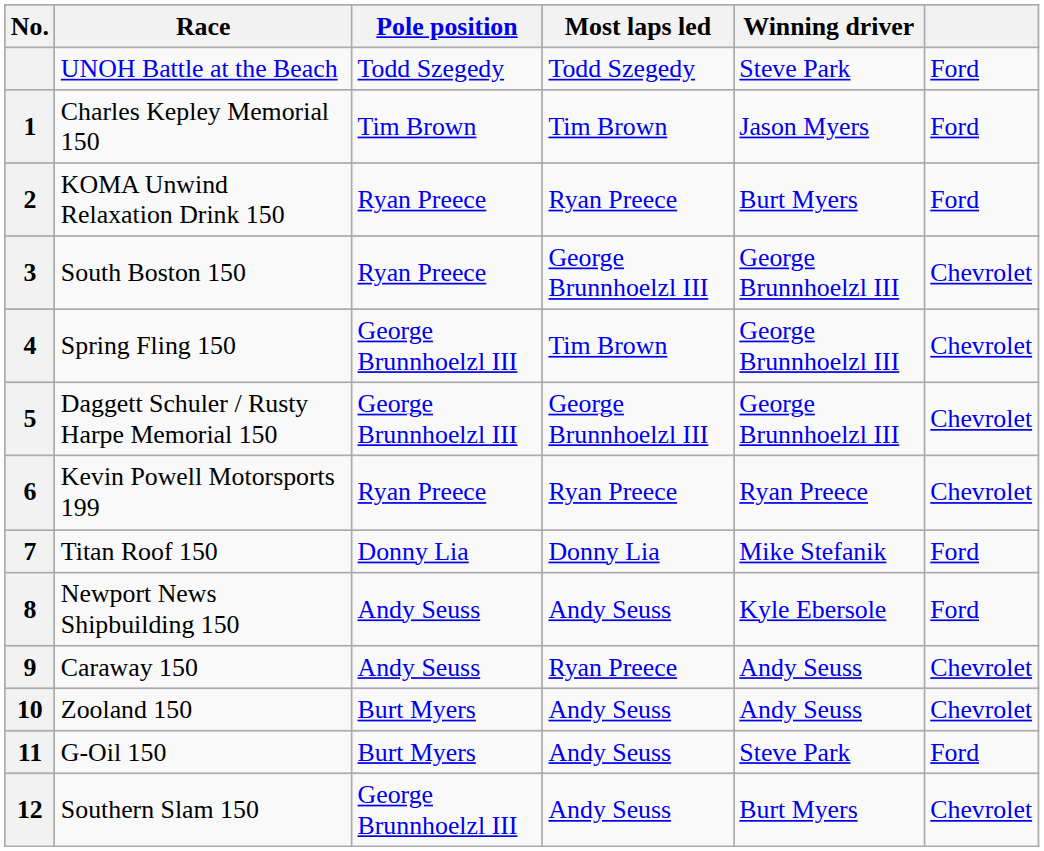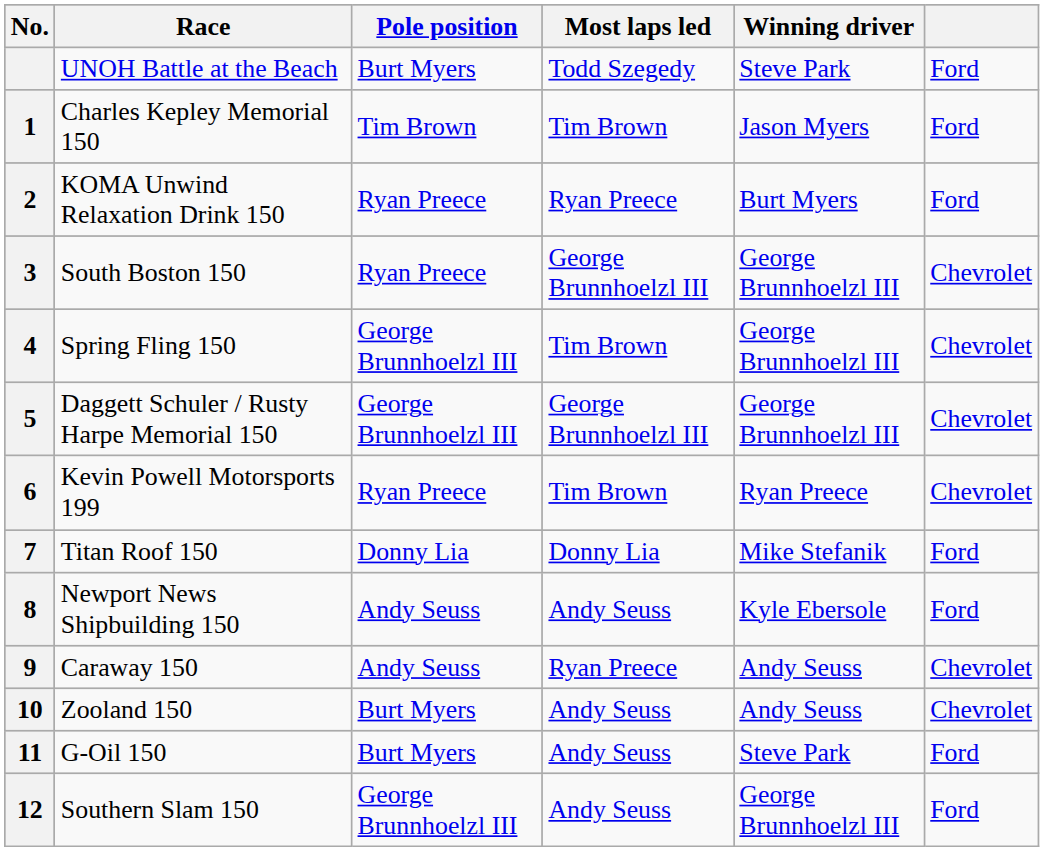(431, 68) Todd Szegedy -> (417, 68) Burt Myers
(613, 492) Ryan Preece -> (608, 492) Tim Brown
(799, 809) Burt Myers -> (819, 809) George Brunnhoelzl III
(981, 809) Chevrolet -> (955, 809) Ford
